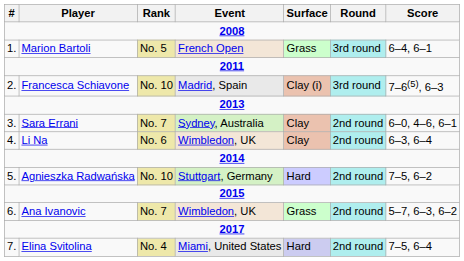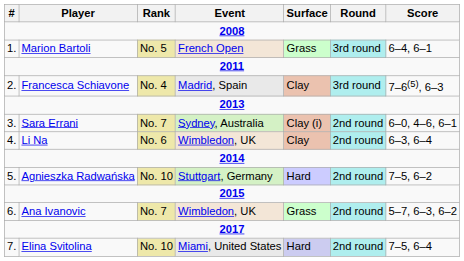(156, 85) No. 10 -> (153, 85) No. 4
(304, 85) Clay (i) -> (298, 85) Clay
(298, 122) Clay -> (304, 122) Clay (i)
(153, 247) No. 4 -> (156, 247) No. 10
